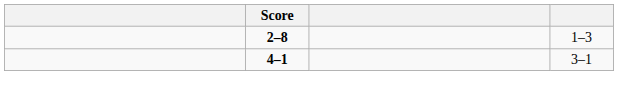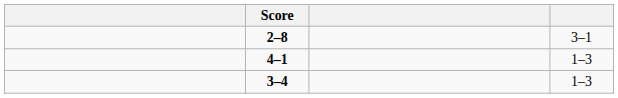(582, 37) 1–3 -> (582, 37) 3–1
(582, 59) 3–1 -> (582, 59) 1–3
+ row: (277, 81)
